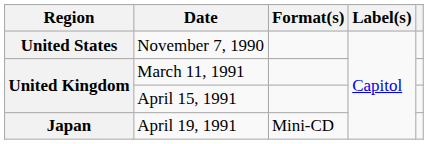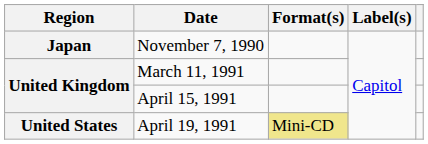(69, 44) United States -> (69, 44) Japan
(69, 125) Japan -> (69, 125) United States
(303, 125) no background -> (303, 125) khaki background
